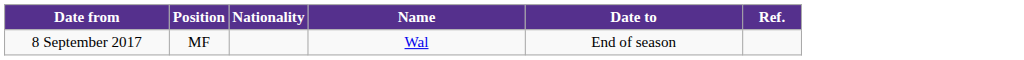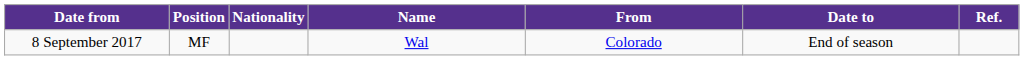+ column: (634, 17)
